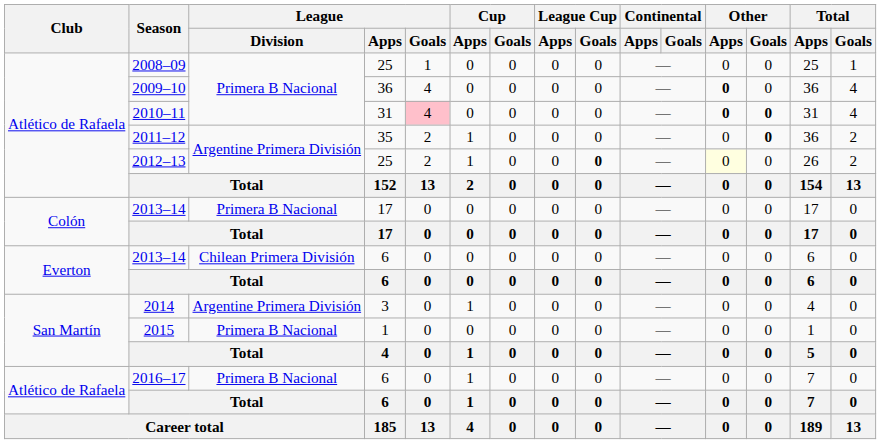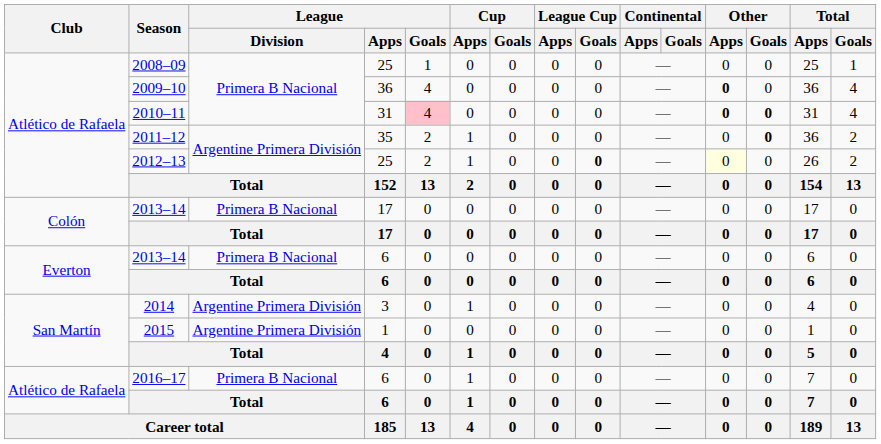(277, 257) Chilean Primera División -> (277, 257) Primera B Nacional
(277, 329) Primera B Nacional -> (277, 329) Argentine Primera División
